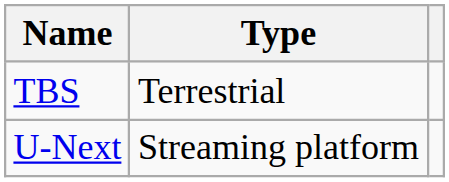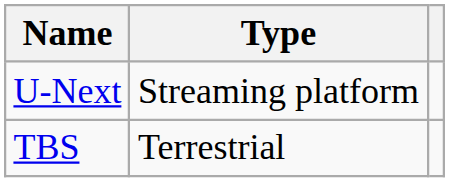rows swapped: (46, 90) <-> (67, 147)
